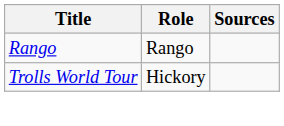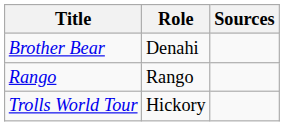+ row: (57, 47)
